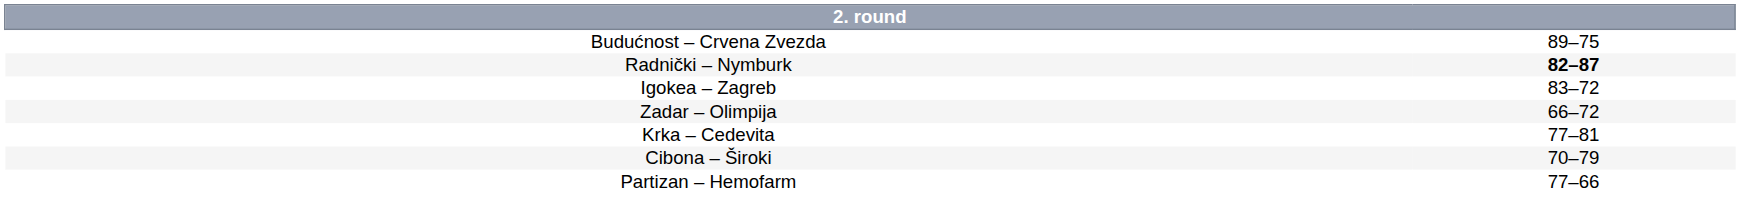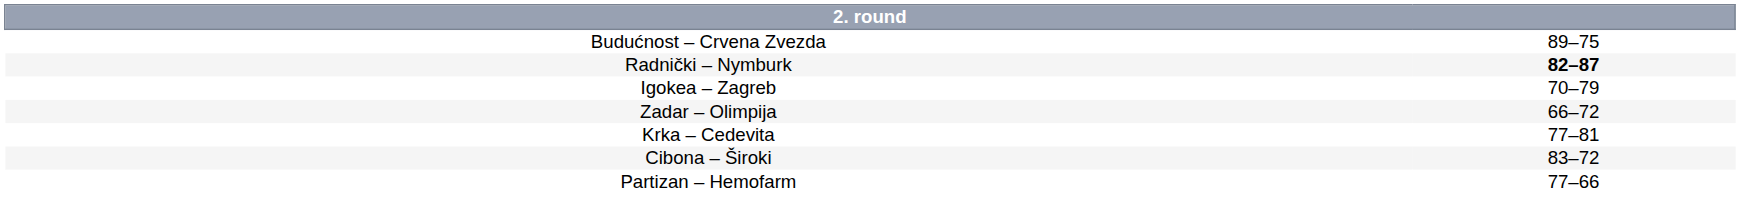(1574, 88) 83–72 -> (1574, 88) 70–79
(1574, 158) 70–79 -> (1574, 158) 83–72
